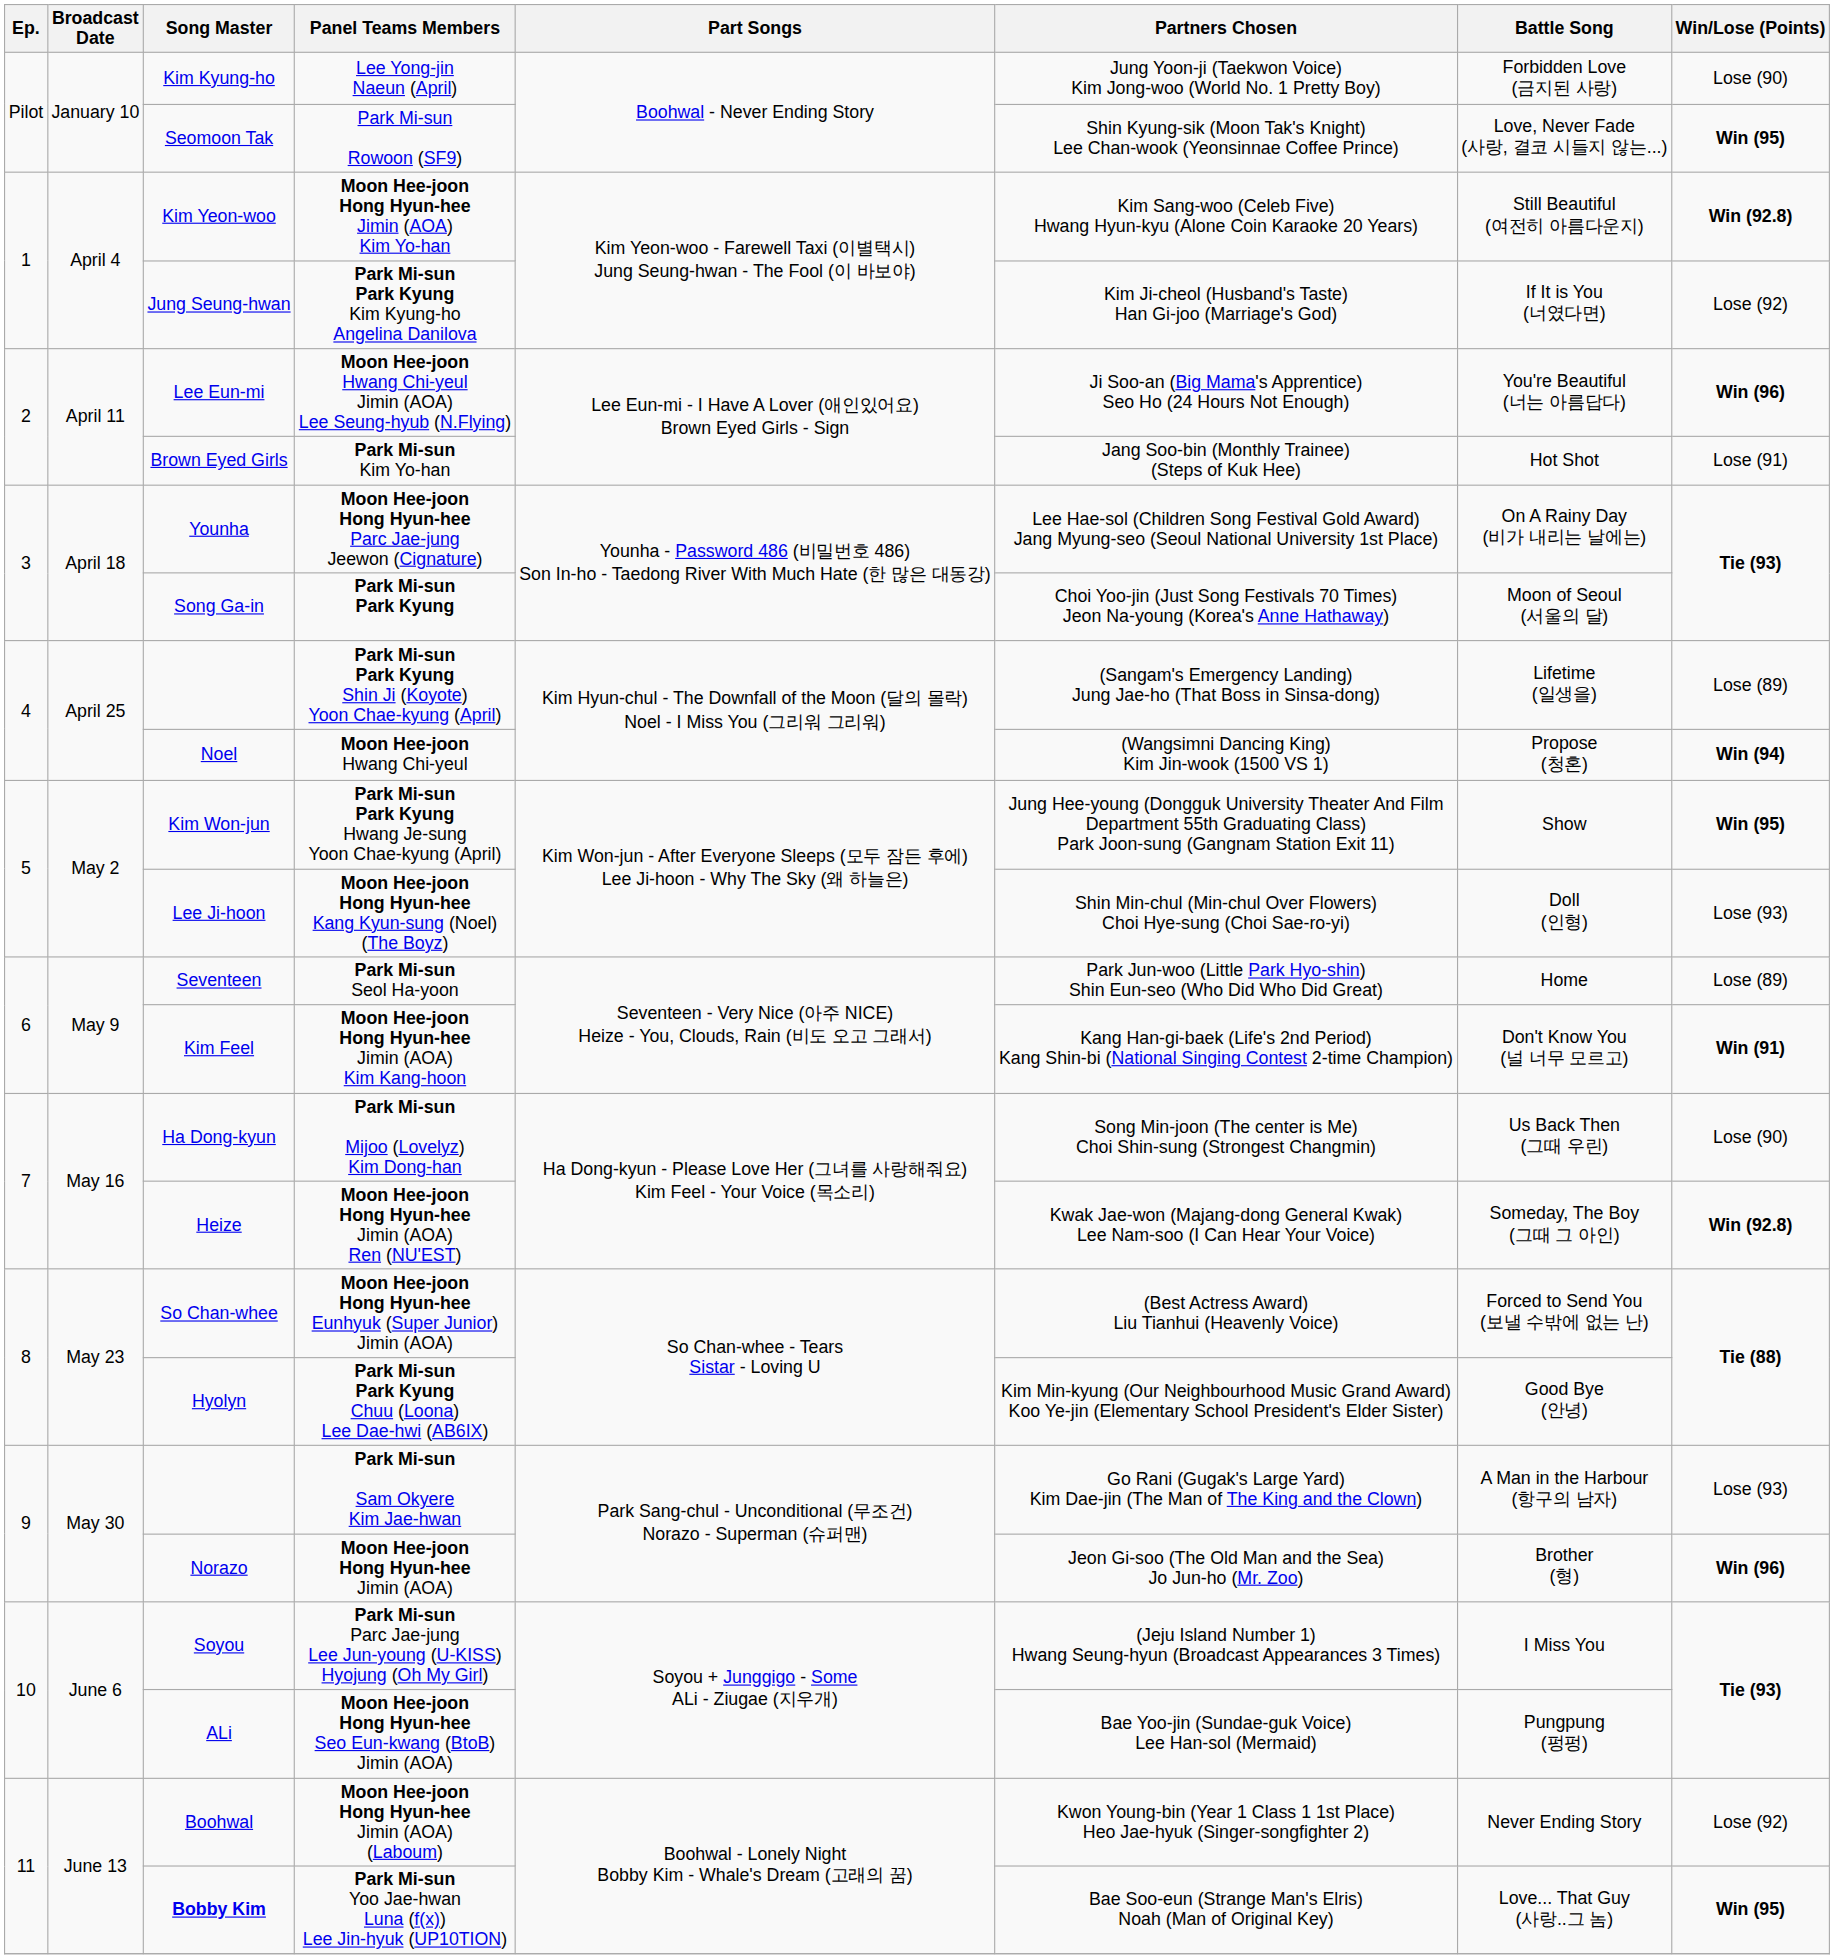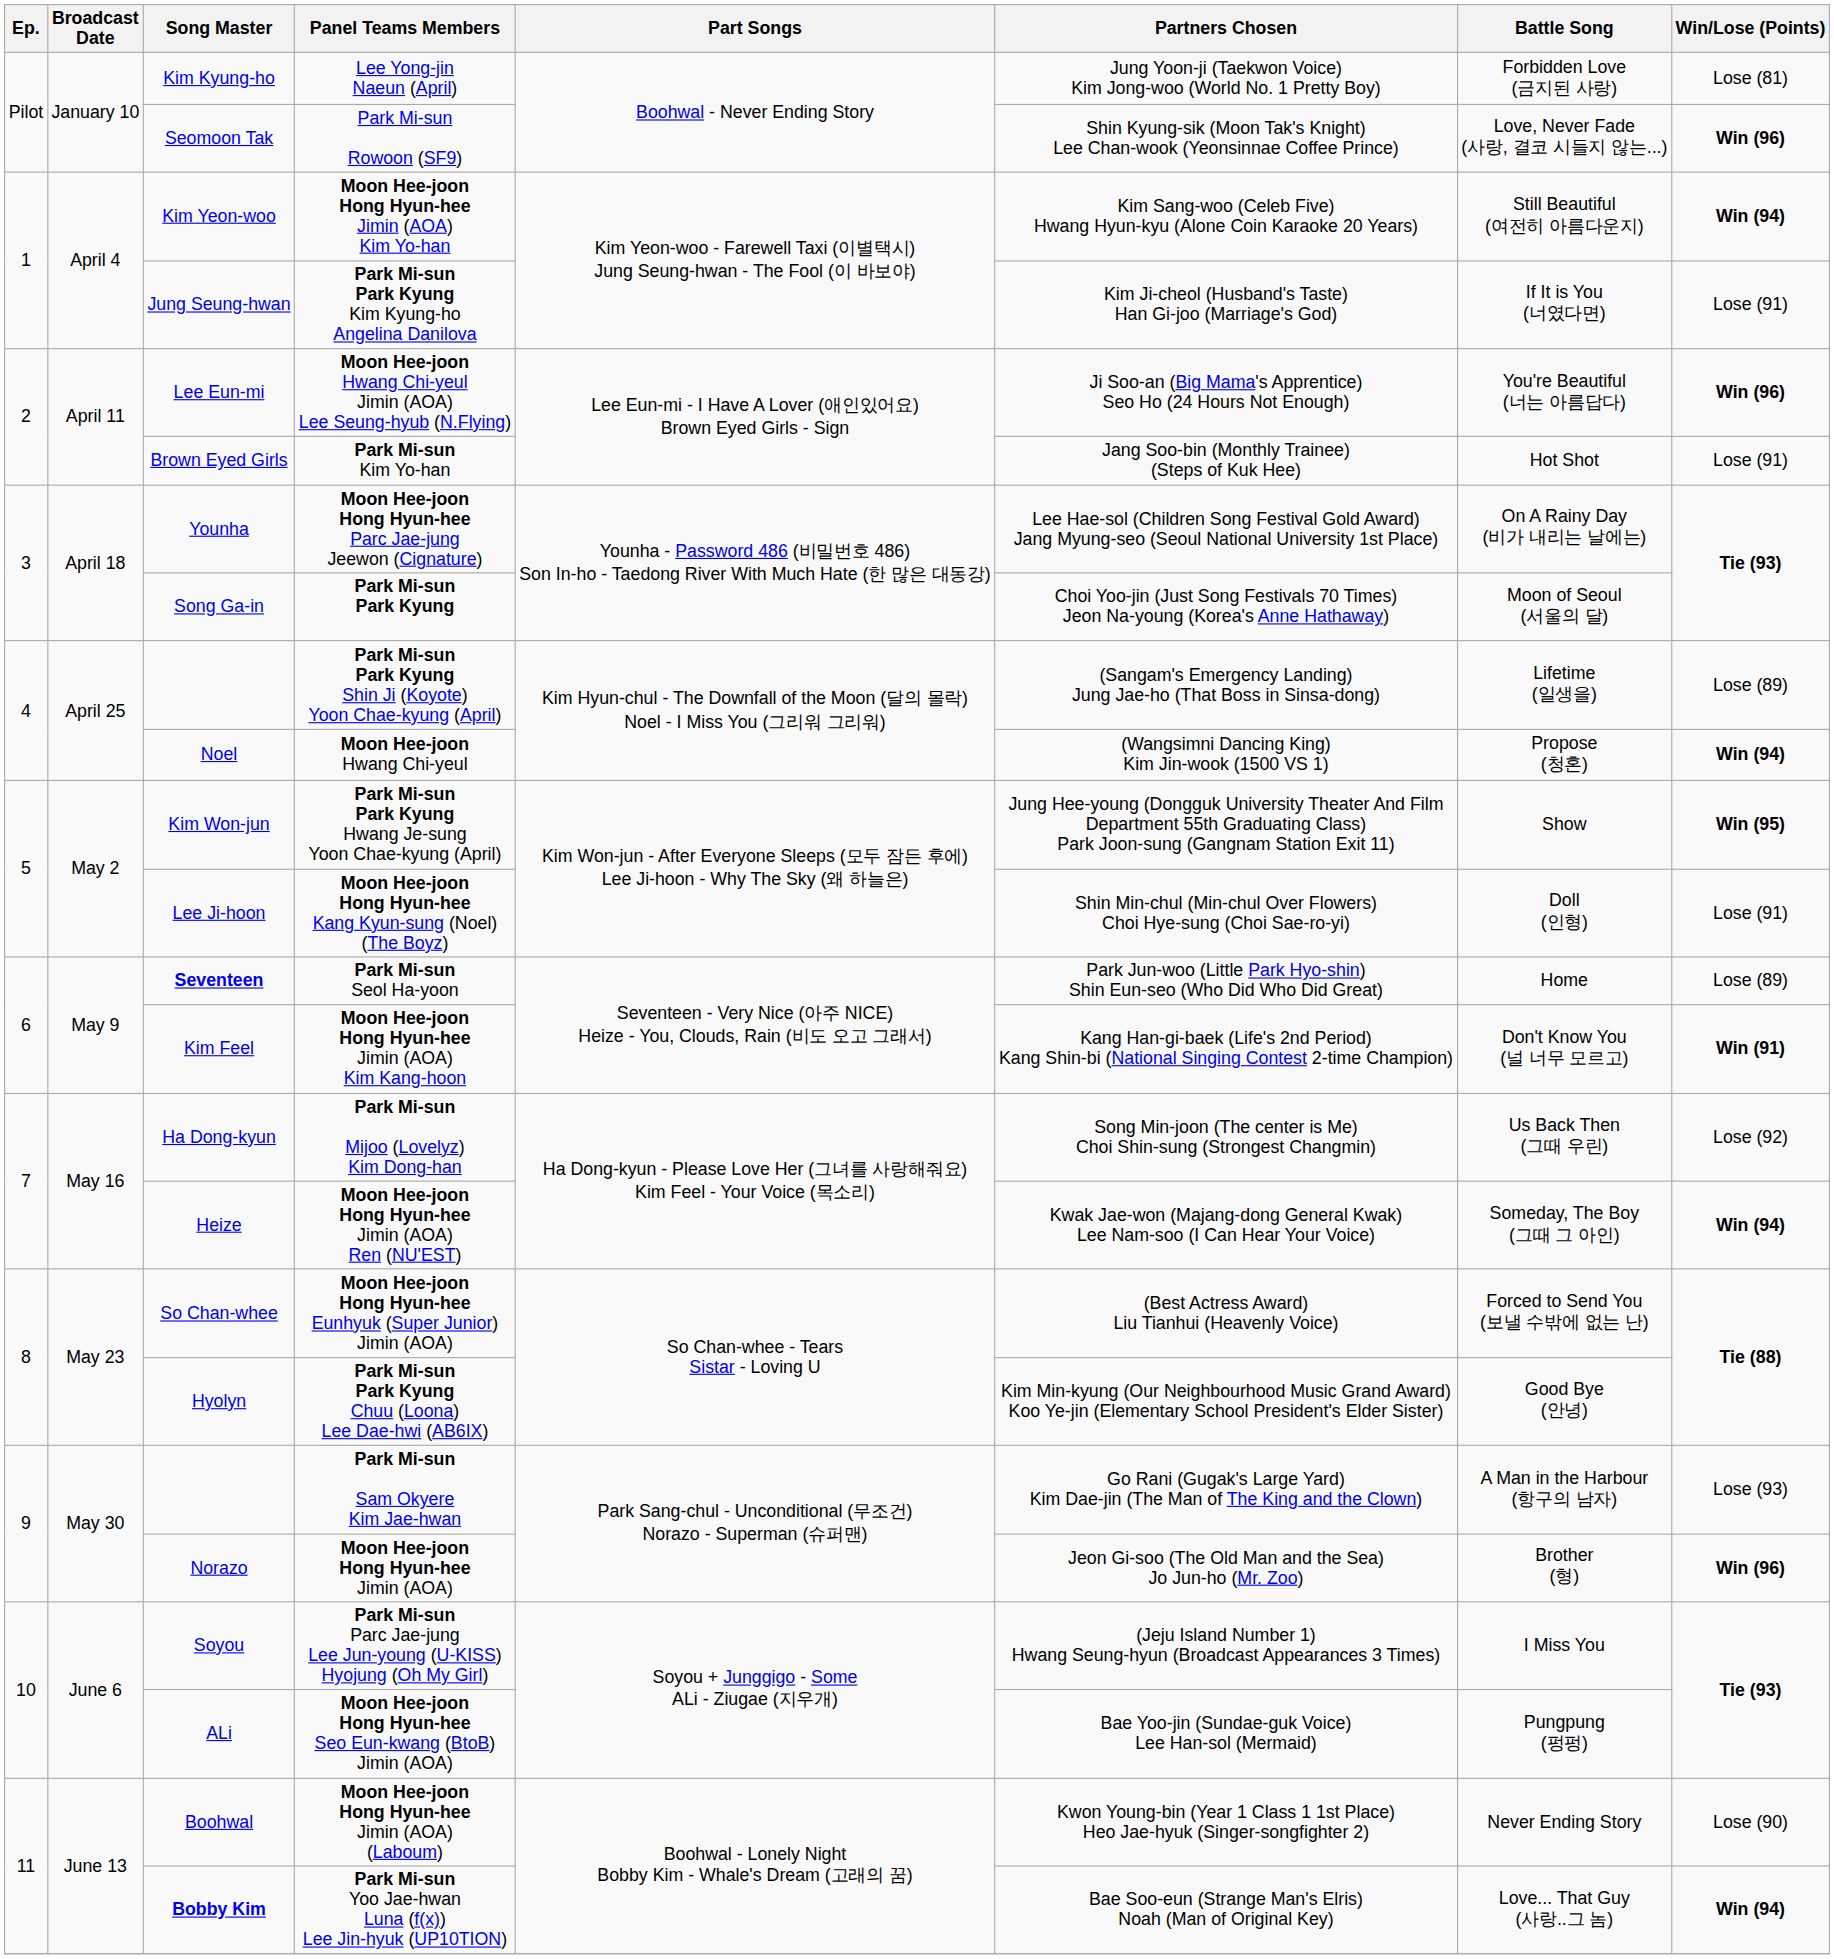(1751, 78) Lose (90) -> (1751, 78) Lose (81)
(1751, 138) Win (95) -> (1751, 138) Win (96)
(1751, 216) Win (92.8) -> (1751, 216) Win (94)
(1751, 304) Lose (92) -> (1751, 304) Lose (91)
(1751, 912) Lose (93) -> (1751, 912) Lose (91)
(219, 980) normal -> (219, 980) bold
(1751, 1137) Lose (90) -> (1751, 1137) Lose (92)
(1751, 1225) Win (92.8) -> (1751, 1225) Win (94)
(1751, 1821) Lose (92) -> (1751, 1821) Lose (90)
(1751, 1910) Win (95) -> (1751, 1910) Win (94)
